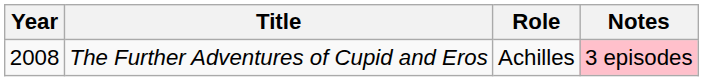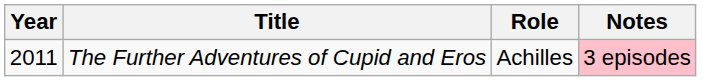(35, 57) 2008 -> (34, 57) 2011
